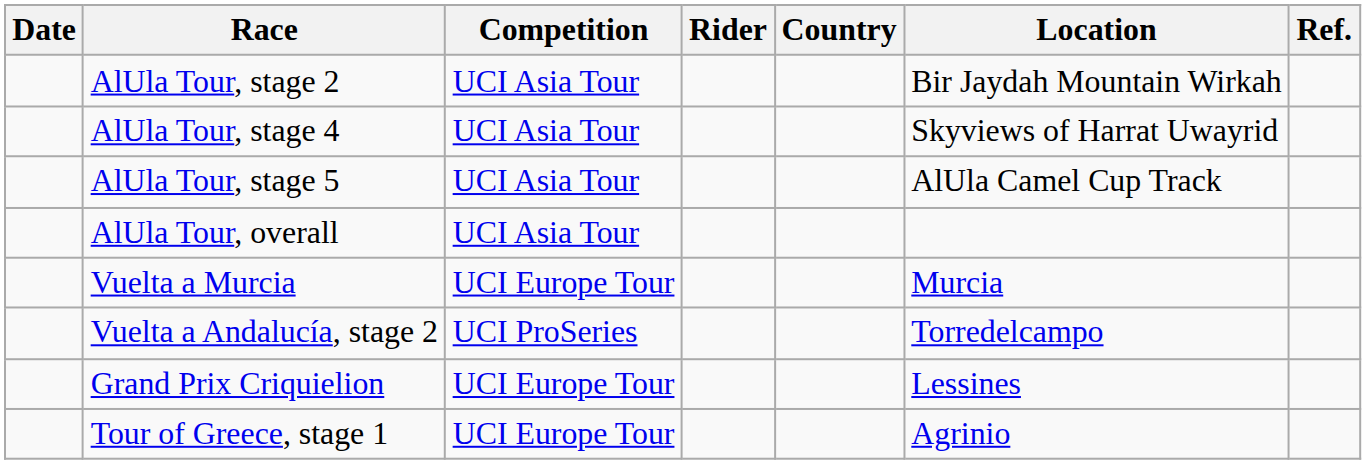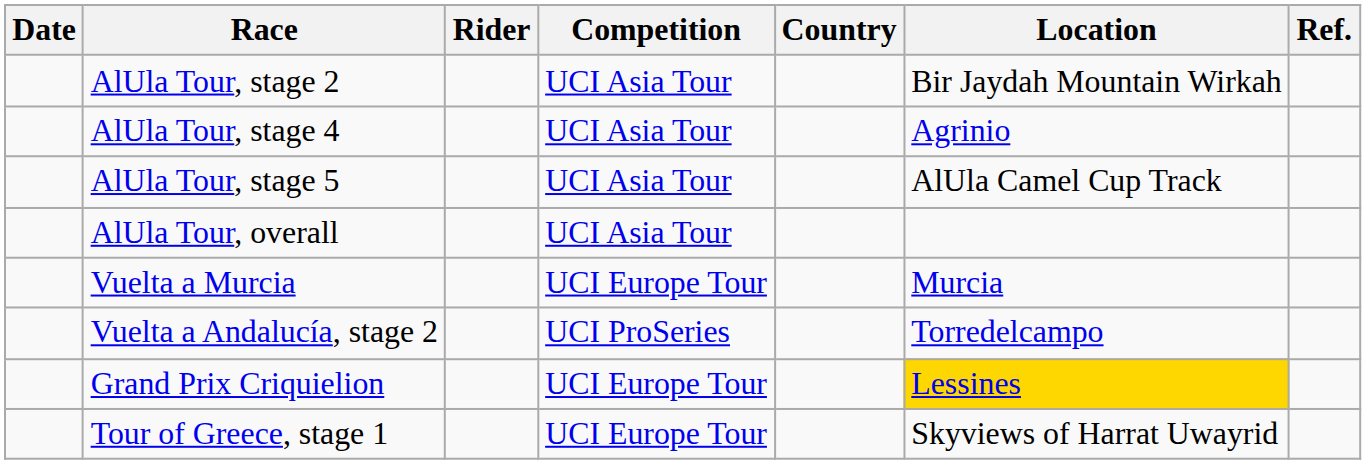columns swapped: (564, 29) <-> (728, 29)
(1095, 130) Skyviews of Harrat Uwayrid -> (961, 130) Agrinio
(966, 383) no background -> (966, 383) gold background
(961, 433) Agrinio -> (1095, 433) Skyviews of Harrat Uwayrid
